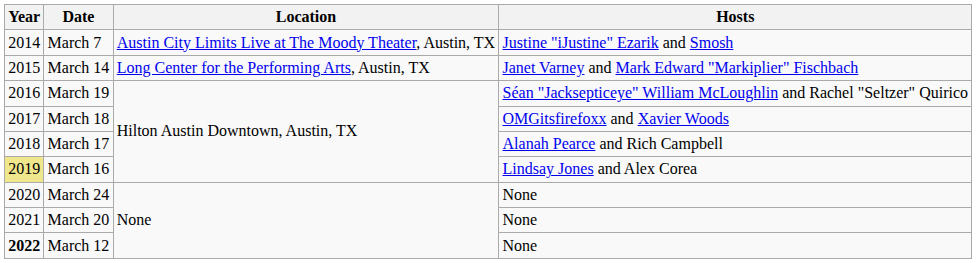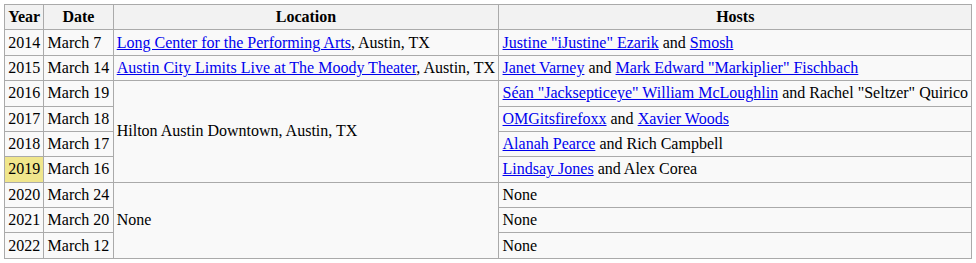(306, 42) Austin City Limits Live at The Moody Theater, Austin, TX -> (273, 42) Long Center for the Performing Arts, Austin, TX
(273, 67) Long Center for the Performing Arts, Austin, TX -> (306, 67) Austin City Limits Live at The Moody Theater, Austin, TX
(24, 245) bold -> (24, 245) normal
